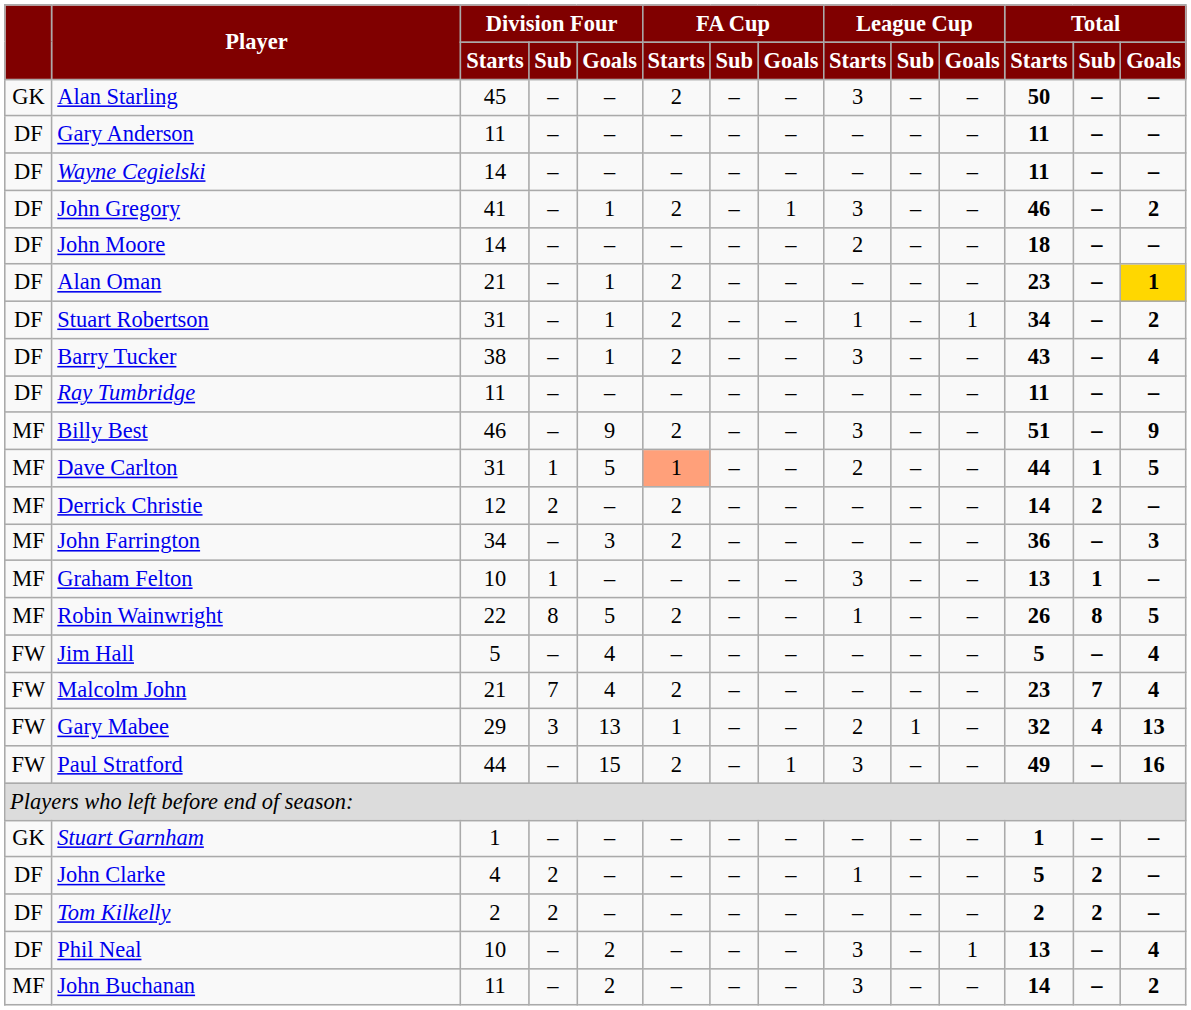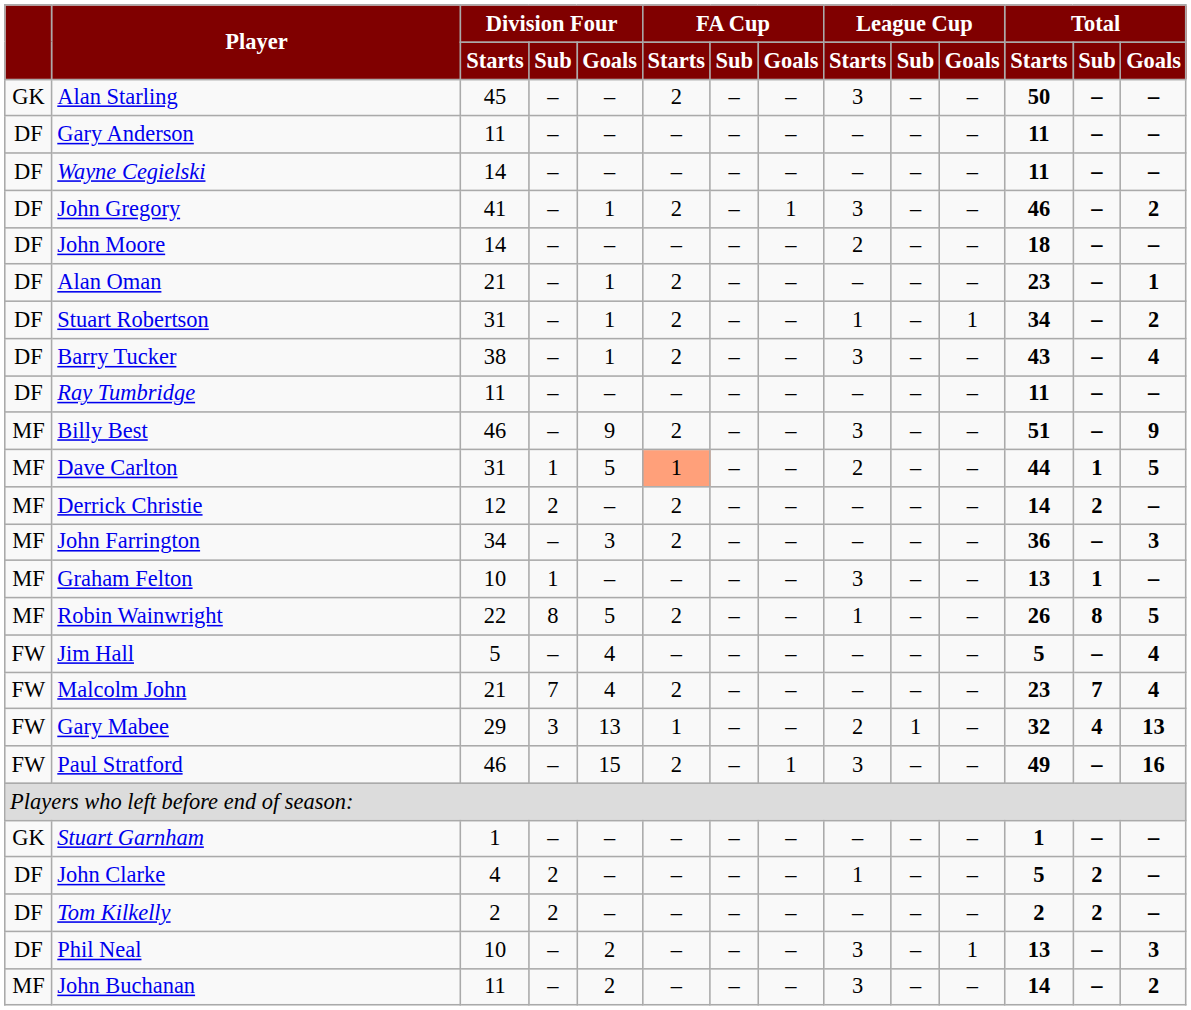(1154, 282) gold background -> (1154, 282) no background
(495, 764) 44 -> (495, 764) 46
(1154, 949) 4 -> (1154, 949) 3
